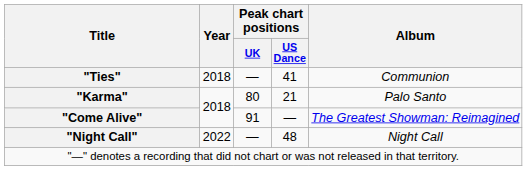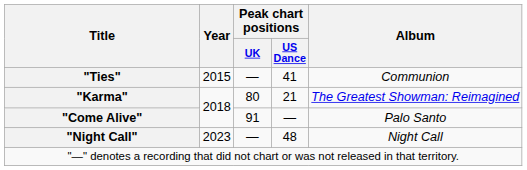(217, 77) 2018 -> (217, 77) 2015
(415, 97) Palo Santo -> (415, 97) The Greatest Showman: Reimagined
(415, 117) The Greatest Showman: Reimagined -> (415, 117) Palo Santo
(217, 137) 2022 -> (217, 137) 2023
